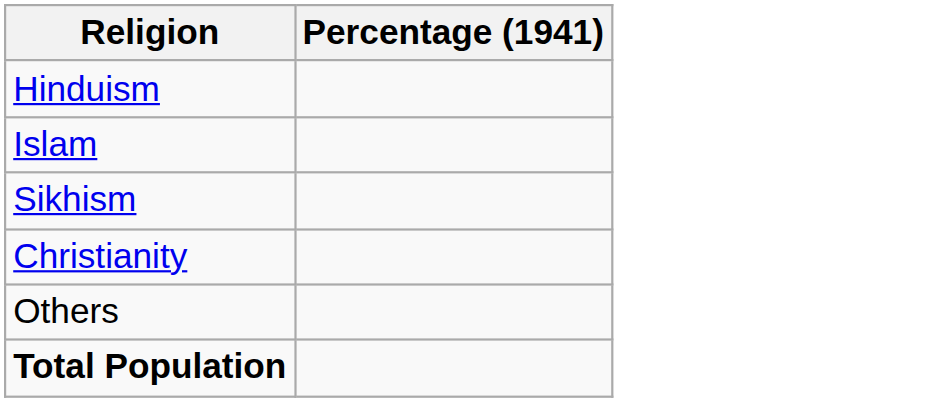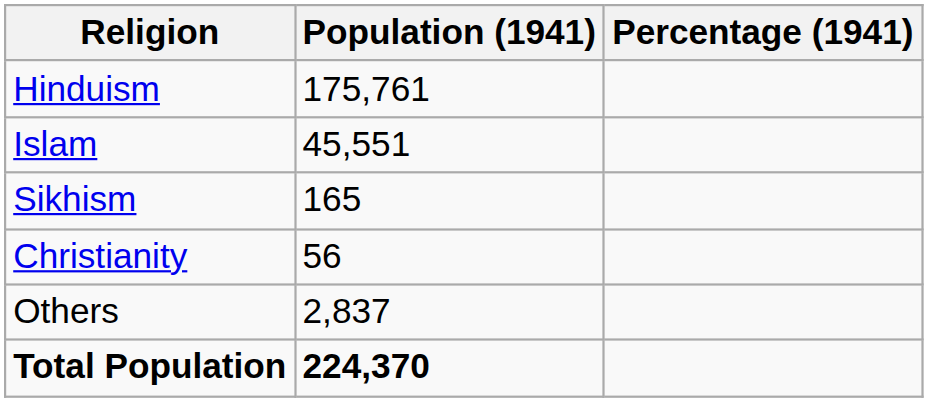+ column: (449, 32)
